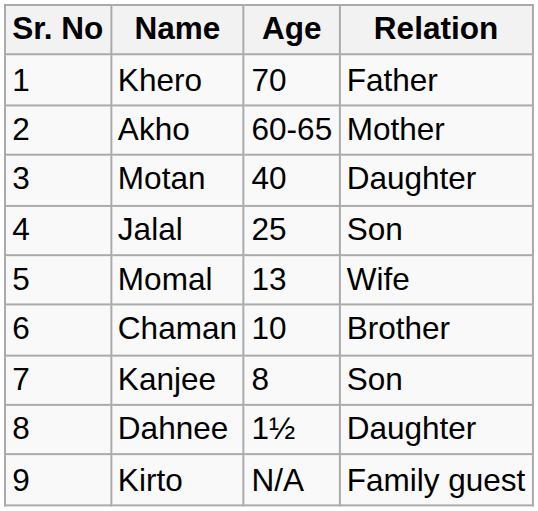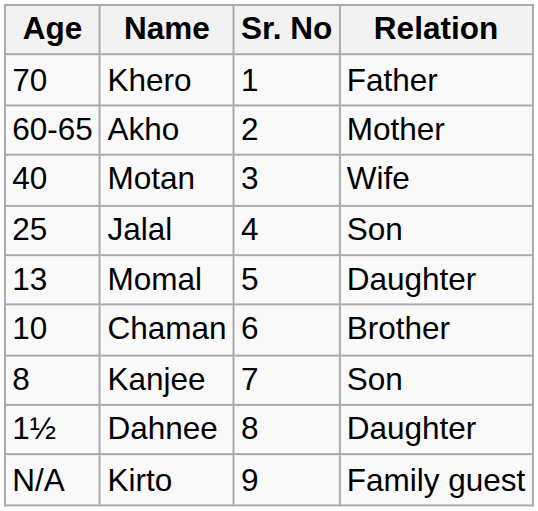columns swapped: (58, 29) <-> (292, 29)
(412, 179) Daughter -> (378, 179) Wife
(378, 279) Wife -> (412, 279) Daughter
